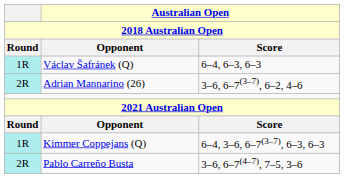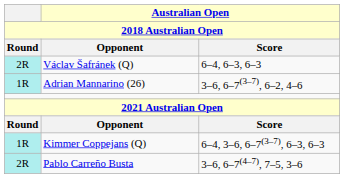(23, 64) 1R -> (23, 64) 2R
(23, 83) 2R -> (23, 83) 1R
